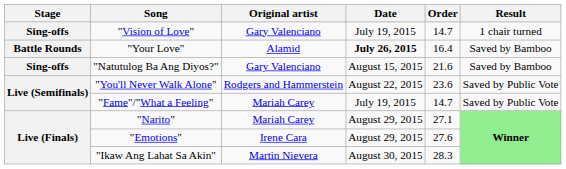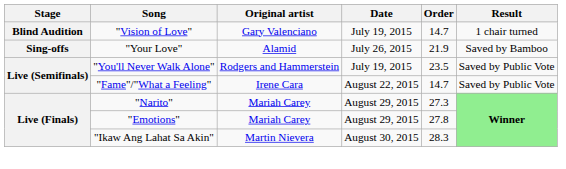(48, 31) Sing-offs -> (48, 31) Blind Audition
(48, 48) Battle Rounds -> (48, 48) Sing-offs
(385, 48) bold -> (381, 48) normal
(443, 48) 16.4 -> (439, 48) 21.9
- row: (156, 66)
(385, 84) August 22, 2015 -> (381, 66) July 19, 2015
(443, 84) 23.6 -> (439, 66) 23.5
(283, 102) Mariah Carey -> (279, 84) Irene Cara
(385, 102) July 19, 2015 -> (381, 84) August 22, 2015
(443, 119) 27.1 -> (439, 102) 27.3
(283, 137) Irene Cara -> (279, 119) Mariah Carey
(443, 137) 27.6 -> (439, 119) 27.8
